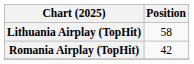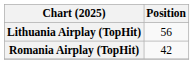(166, 31) 58 -> (166, 31) 56
